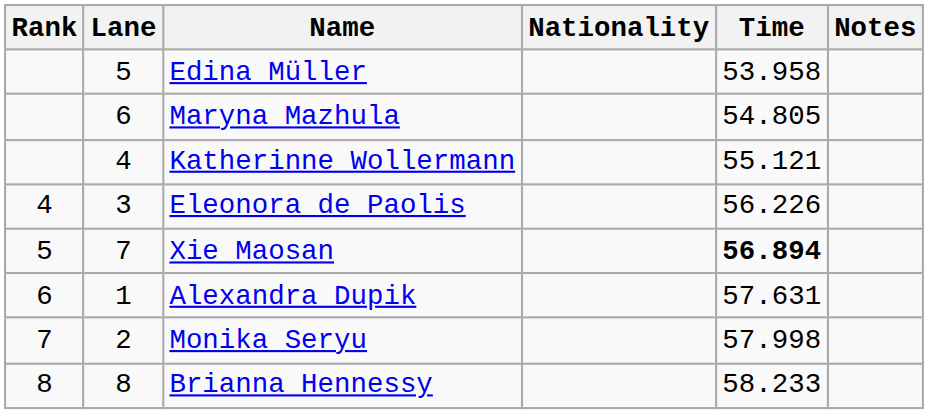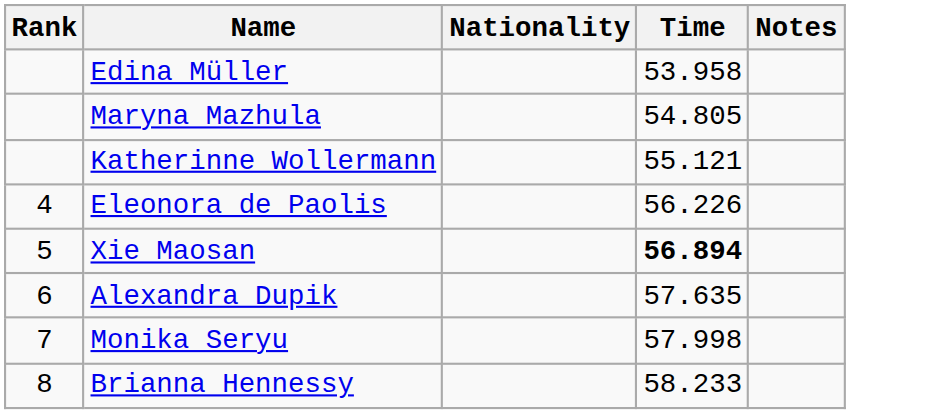- column: (123, 27)
(772, 296) 57.631 -> (693, 296) 57.635
